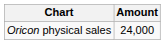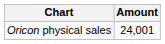(137, 30) 24,000 -> (137, 30) 24,001
